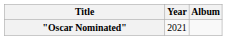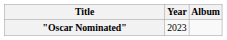(177, 27) 2021 -> (177, 27) 2023
